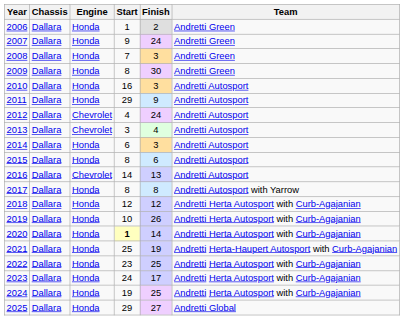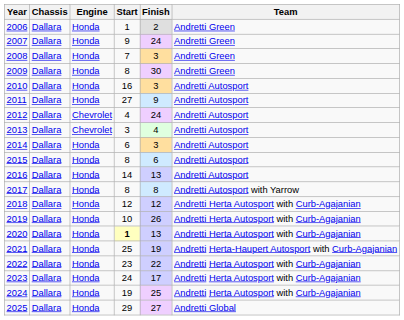(127, 101) 29 -> (127, 101) 27
(92, 175) Chevrolet -> (86, 175) Honda
(156, 234) 14 -> (156, 234) 13
(156, 263) 25 -> (156, 263) 22
